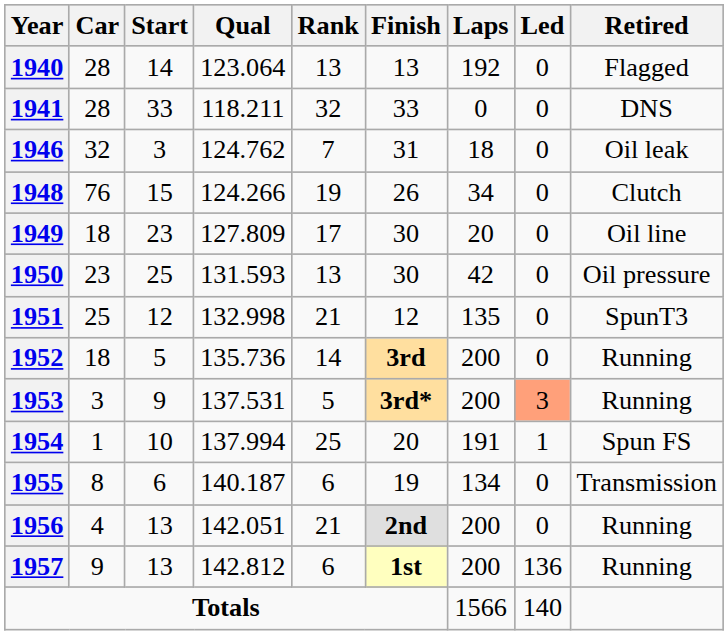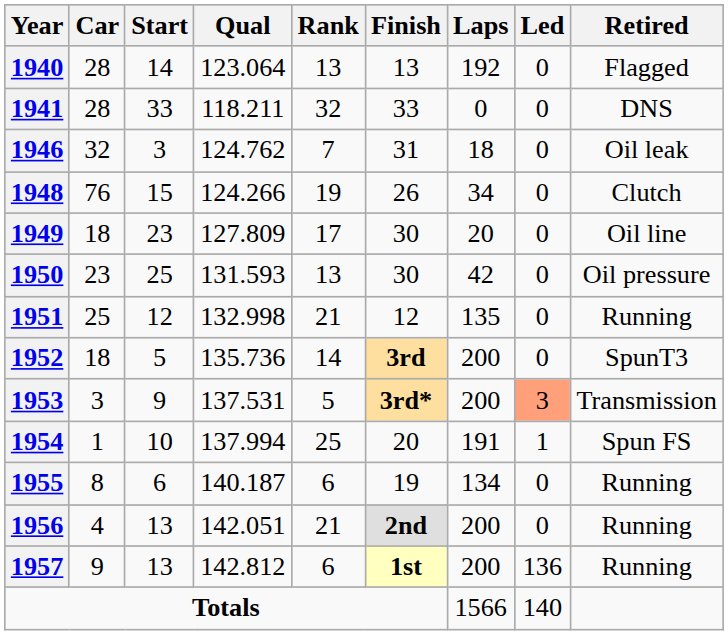(647, 316) SpunT3 -> (647, 316) Running
(647, 358) Running -> (647, 358) SpunT3
(647, 399) Running -> (647, 399) Transmission
(647, 483) Transmission -> (647, 483) Running
